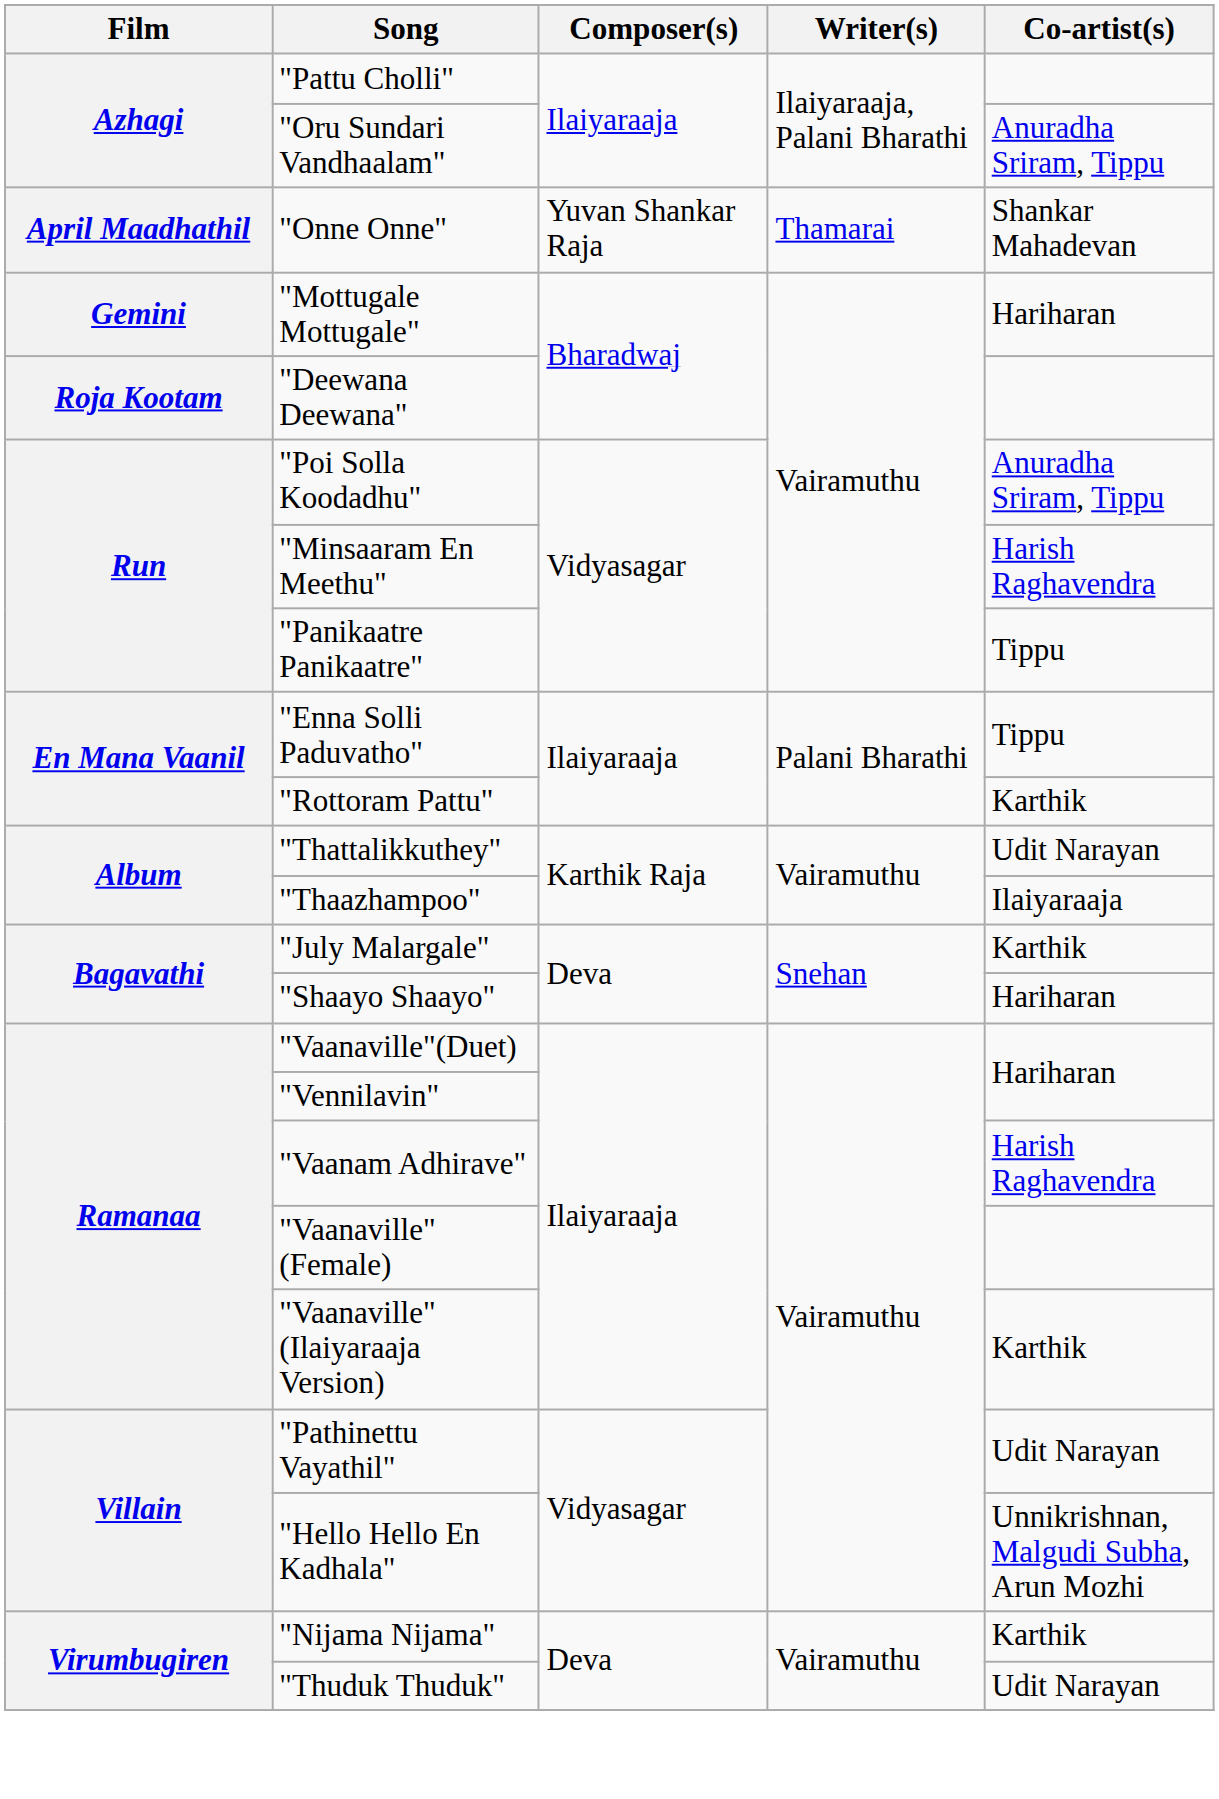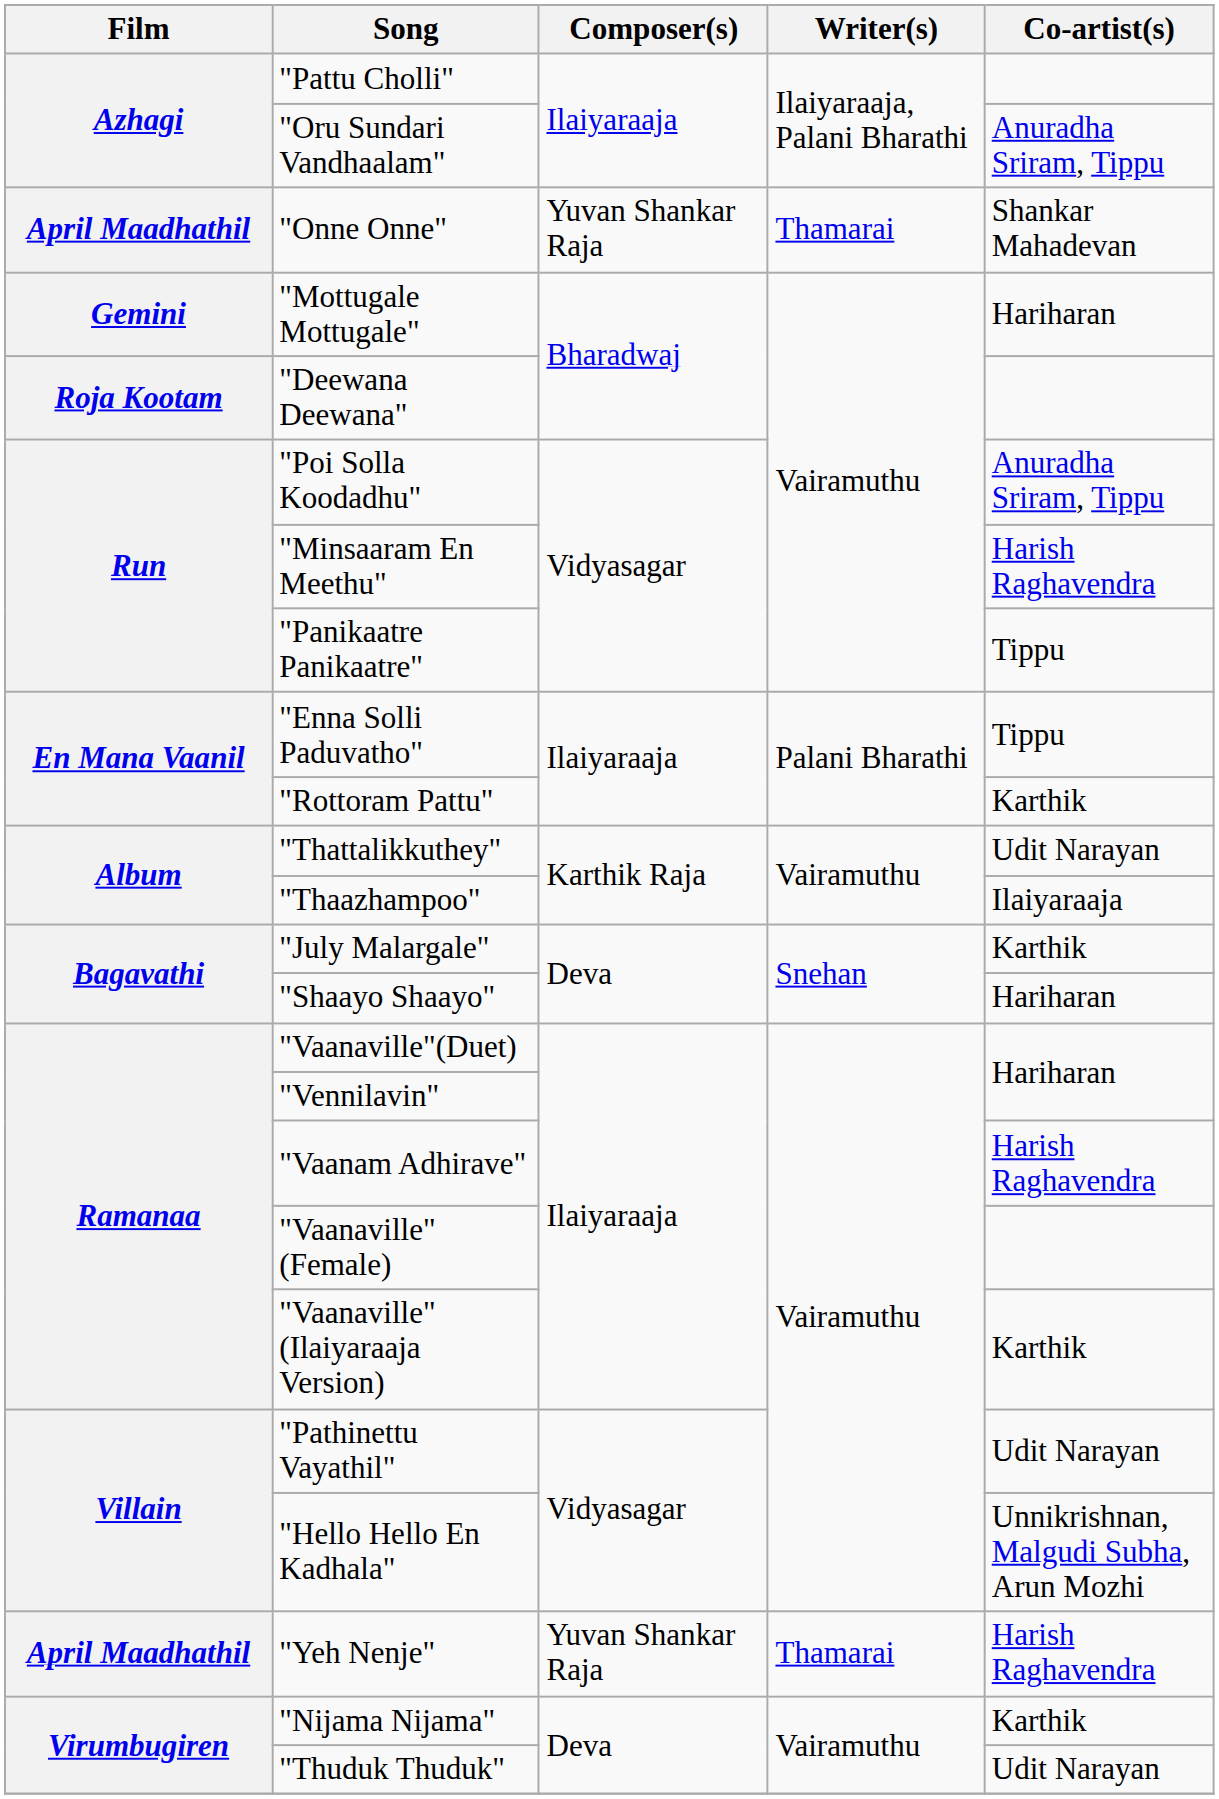+ row: (357, 1653)
